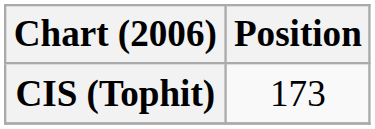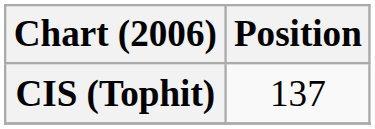(298, 92) 173 -> (298, 92) 137
